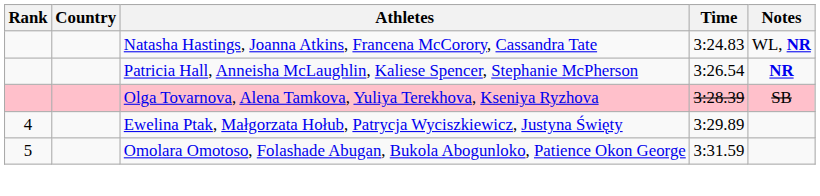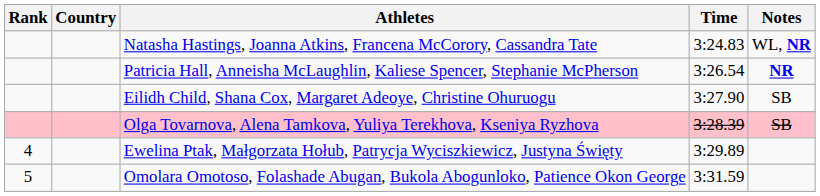+ row: (340, 97)
